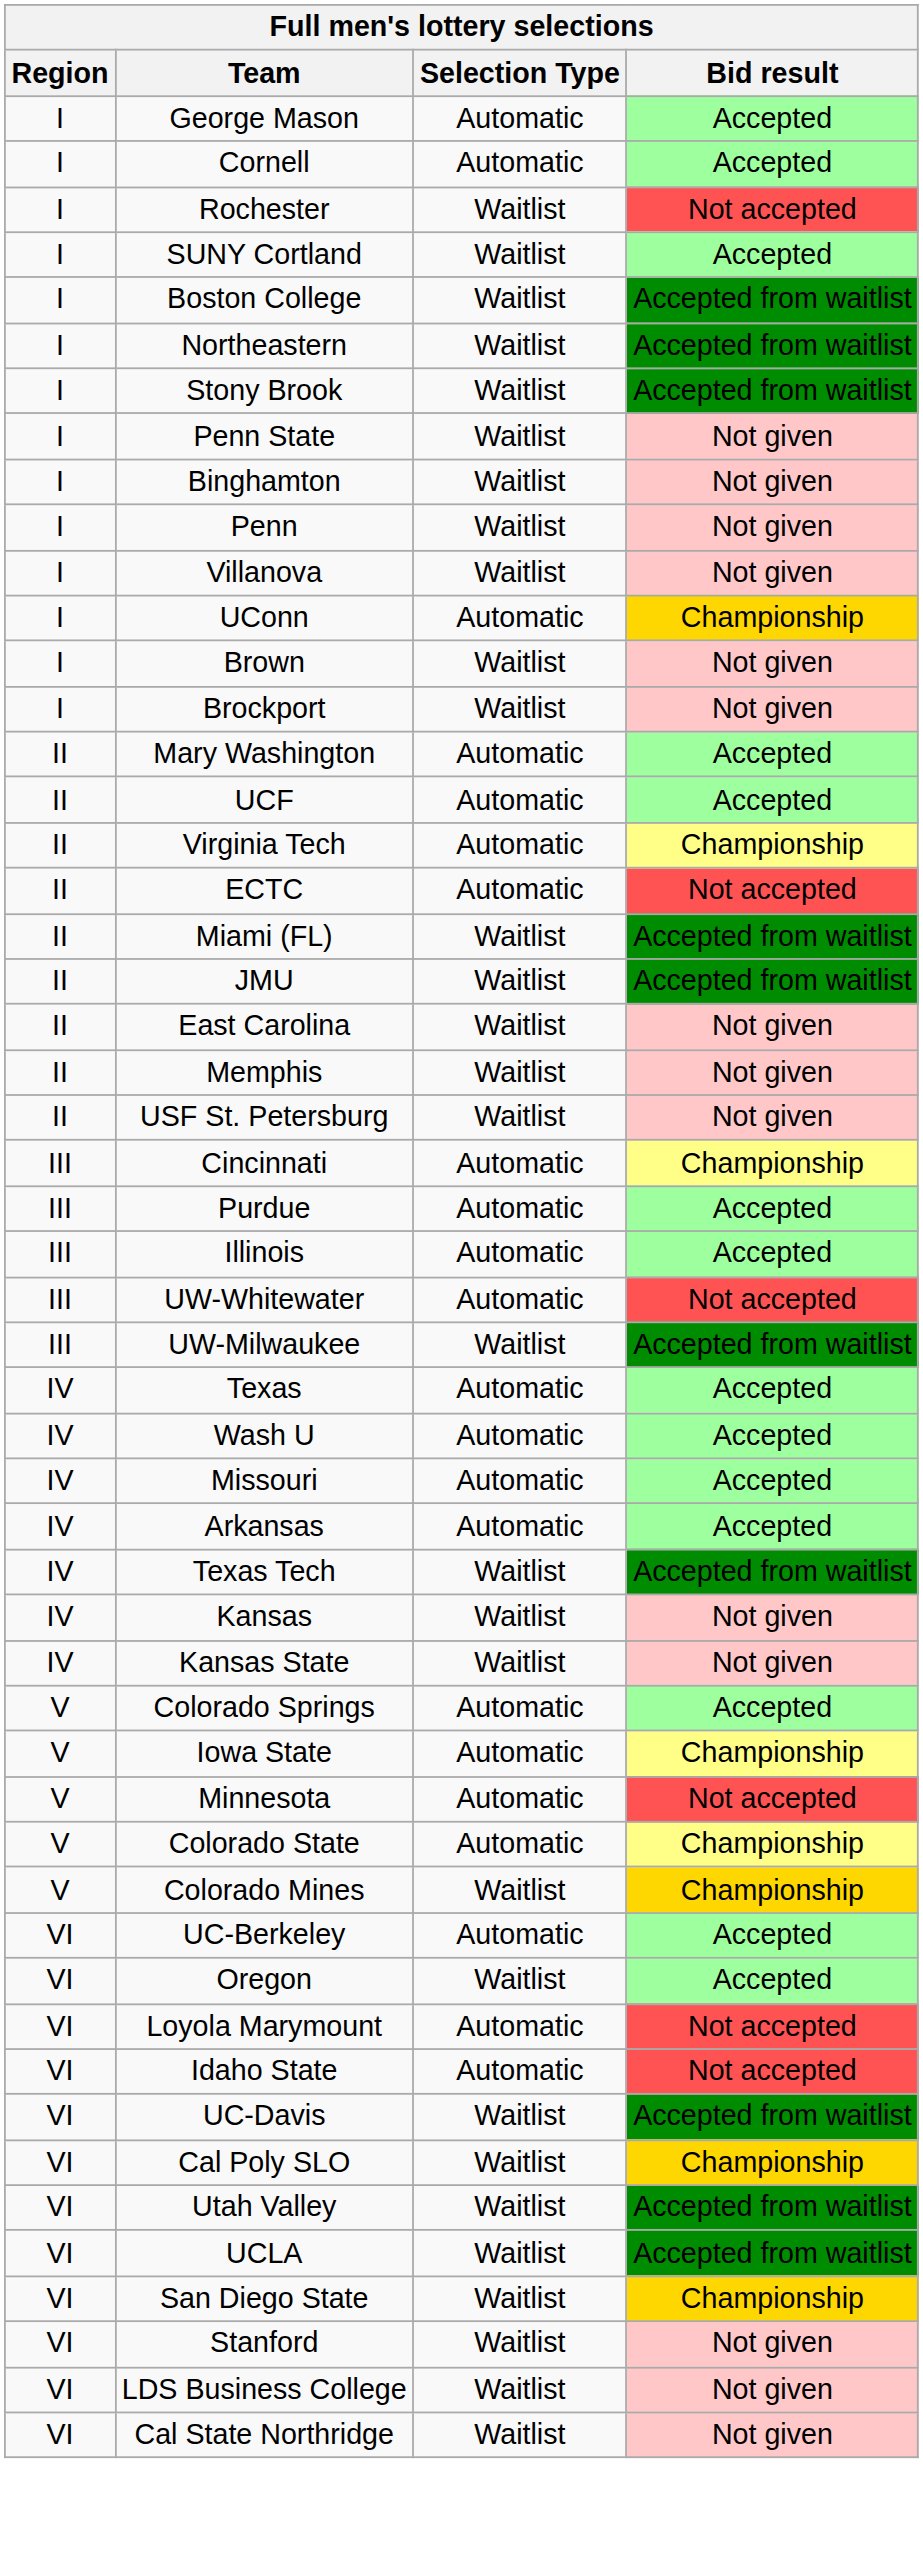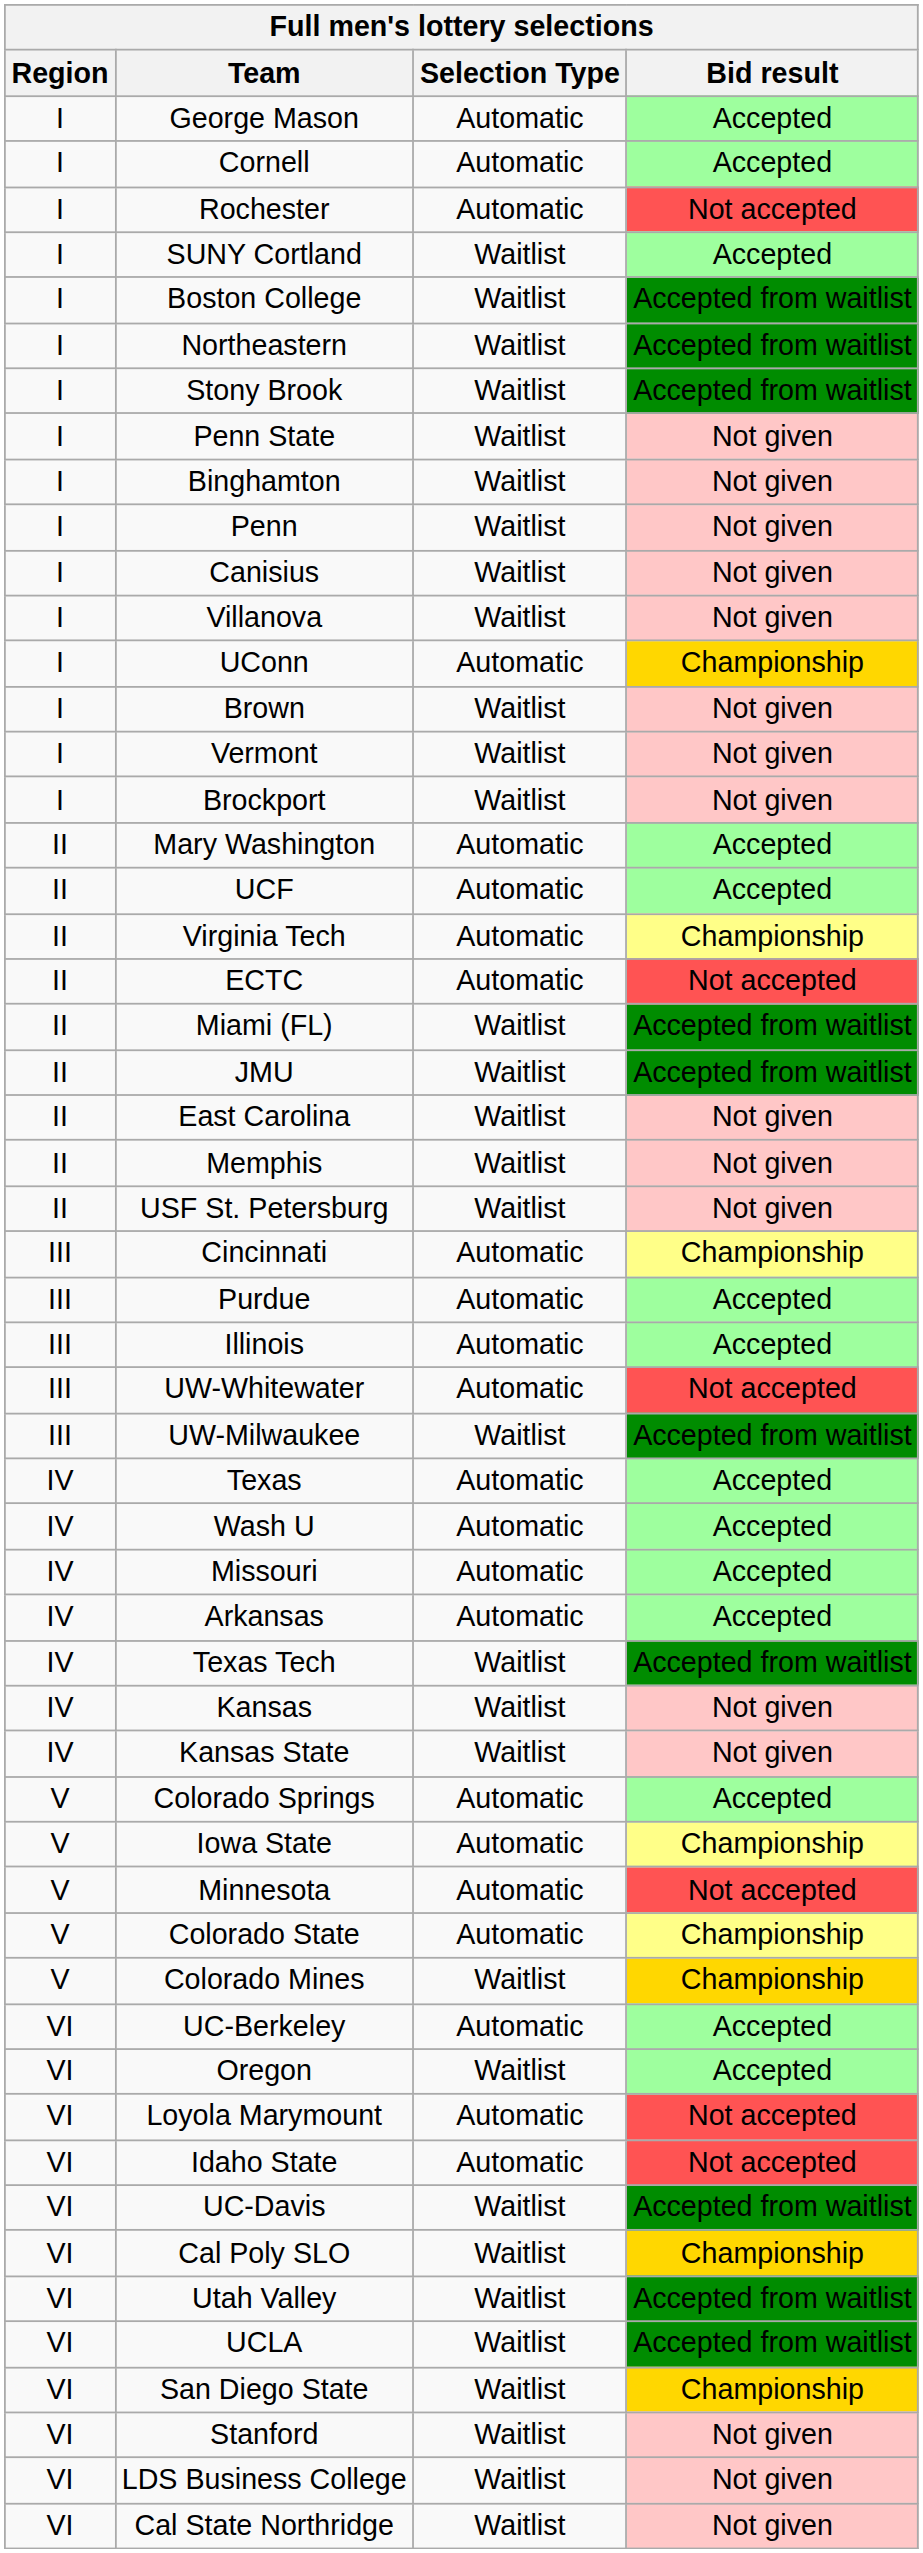(520, 208) Waitlist -> (520, 208) Automatic
+ row: (264, 572)
+ row: (264, 753)
